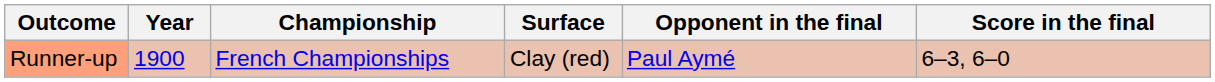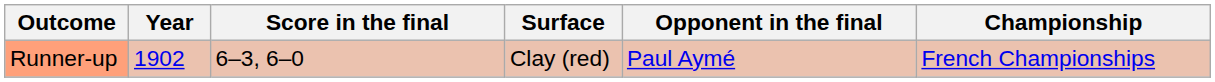columns swapped: (357, 22) <-> (1063, 22)
(159, 58) 1900 -> (159, 58) 1902
